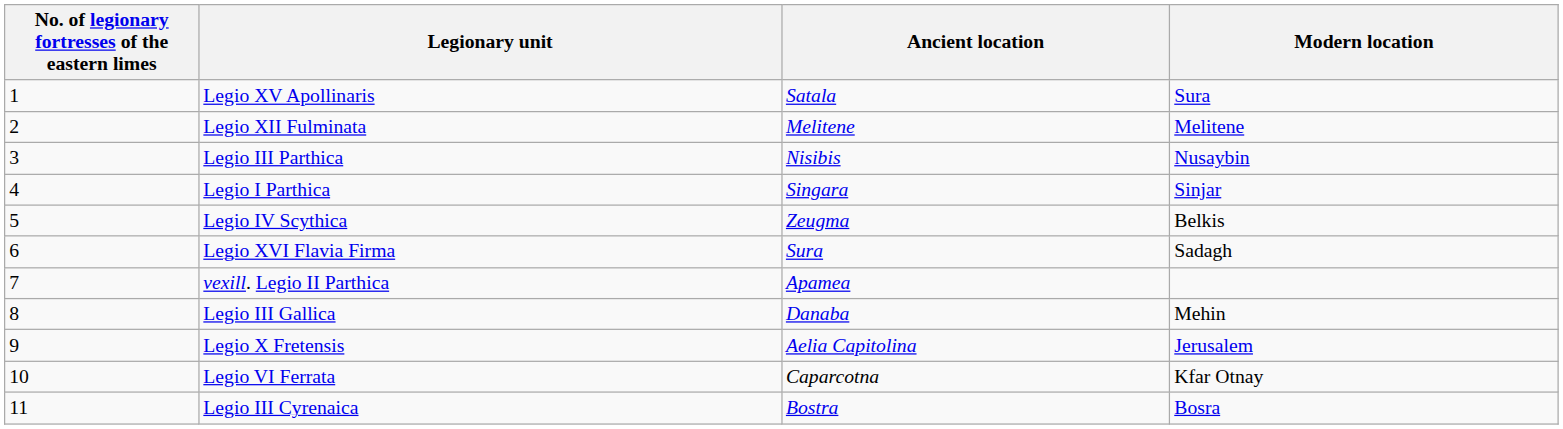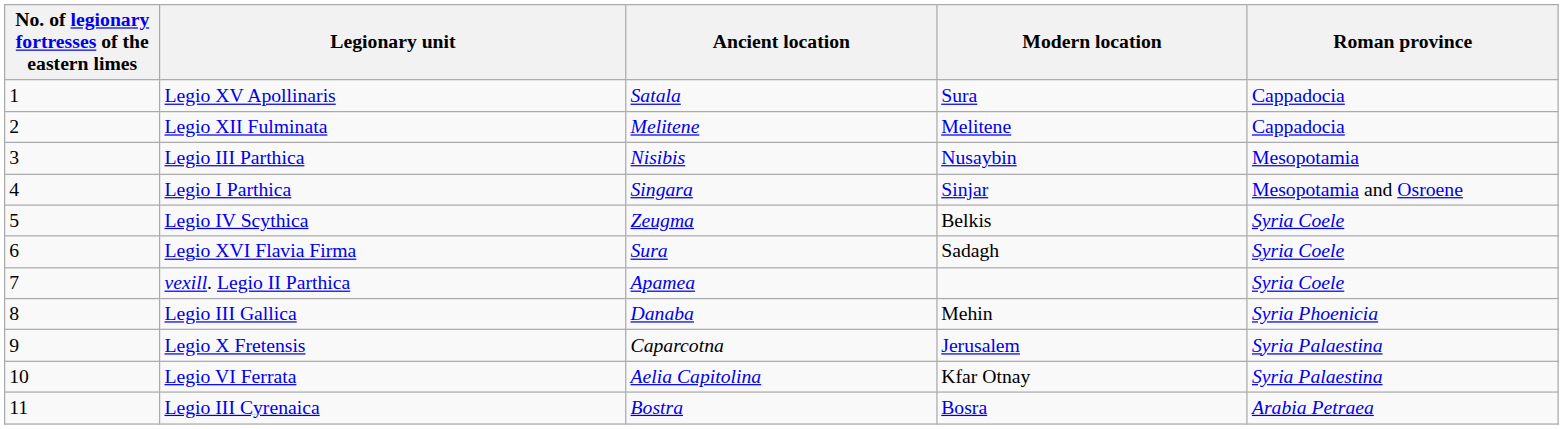+ column: (1403, 42)
(851, 345) Aelia Capitolina -> (677, 345) Caparcotna
(833, 376) Caparcotna -> (696, 376) Aelia Capitolina
